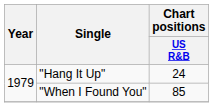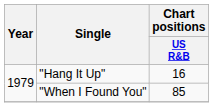(179, 73) 24 -> (179, 73) 16
